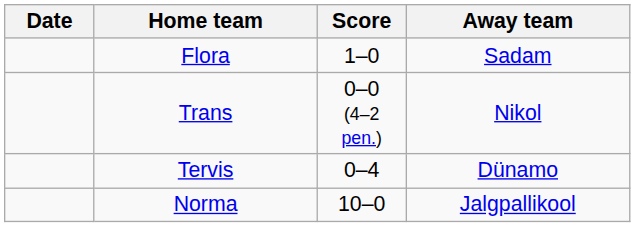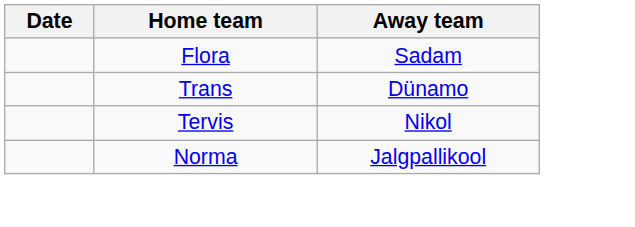- column: (362, 21)
(518, 112) Nikol -> (428, 88) Dünamo
(518, 170) Dünamo -> (428, 122) Nikol
